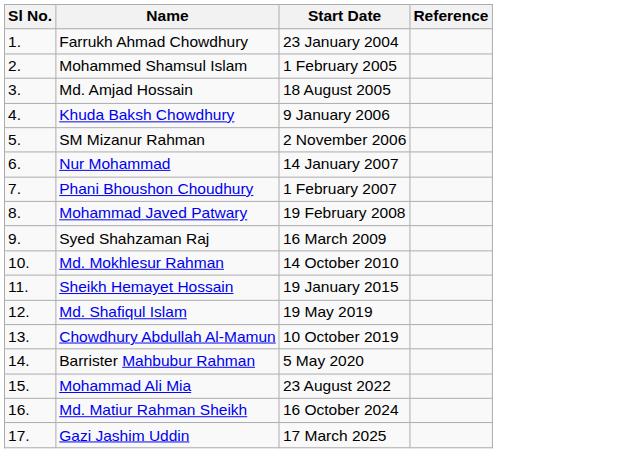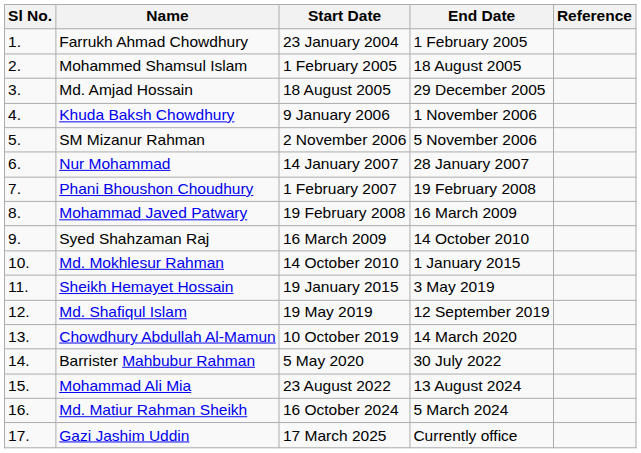+ column: (482, 16)
